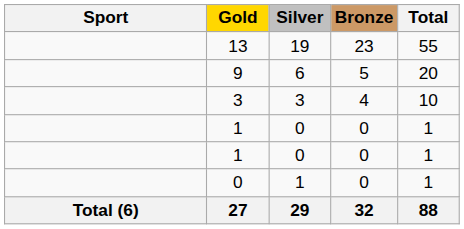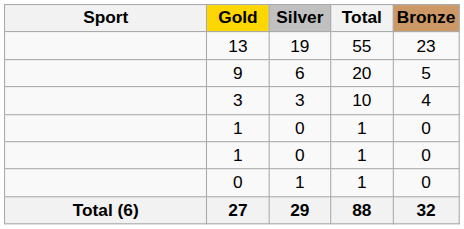columns swapped: (364, 18) <-> (428, 18)
